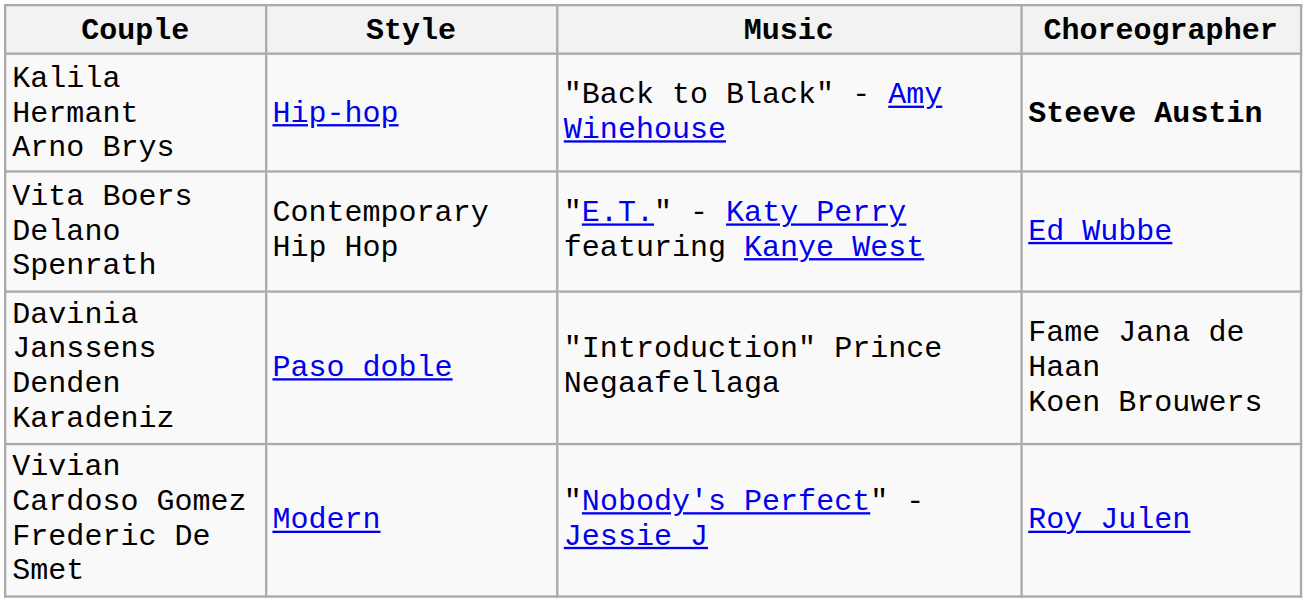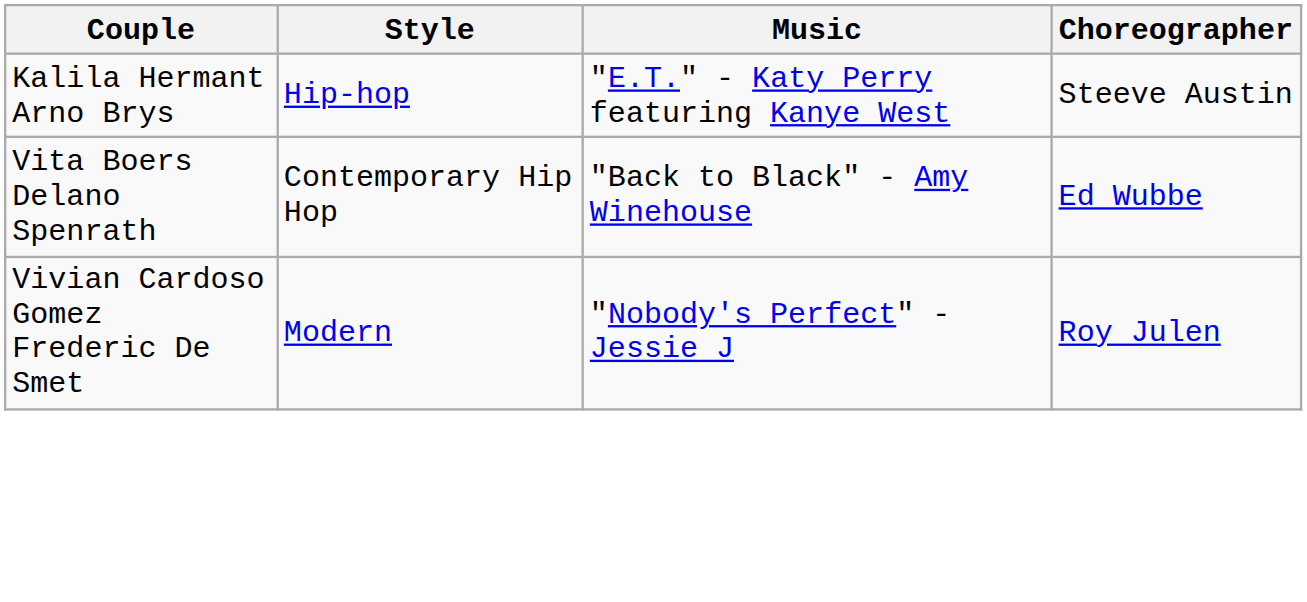(753, 113) "Back to Black" - Amy Winehouse -> (770, 96) "E.T." - Katy Perry featuring Kanye West
(1145, 113) bold -> (1176, 96) normal
(744, 231) "E.T." - Katy Perry featuring Kanye West -> (779, 197) "Back to Black" - Amy Winehouse
- row: (93, 367)
